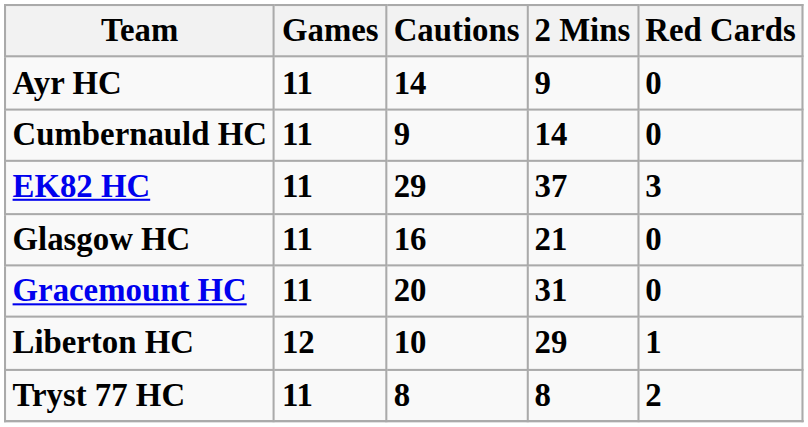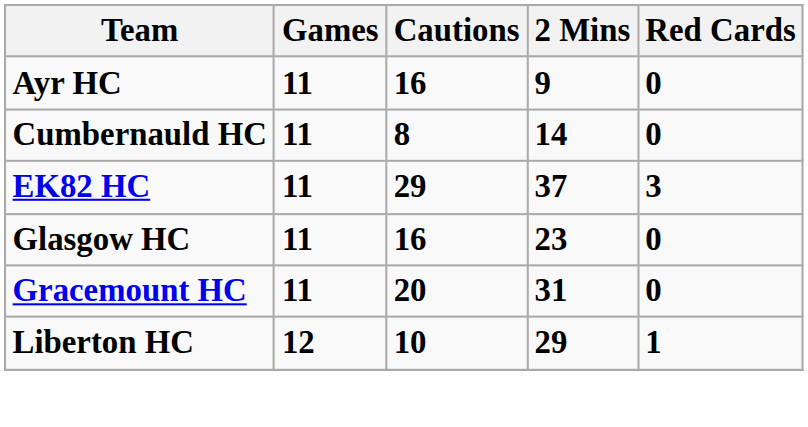(410, 82) 14 -> (410, 82) 16
(402, 134) 9 -> (402, 134) 8
(551, 238) 21 -> (551, 238) 23
- row: (99, 394)
